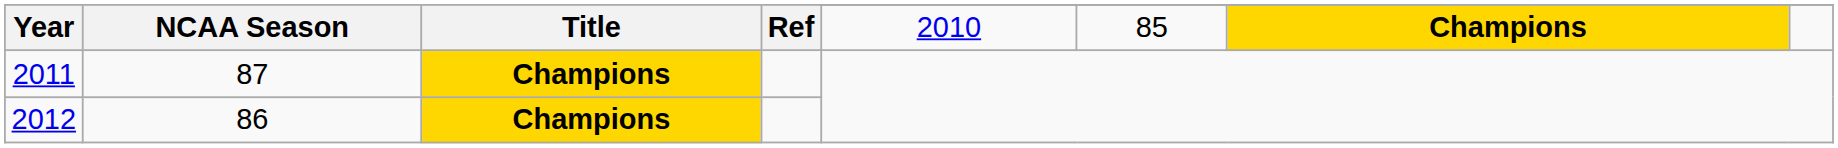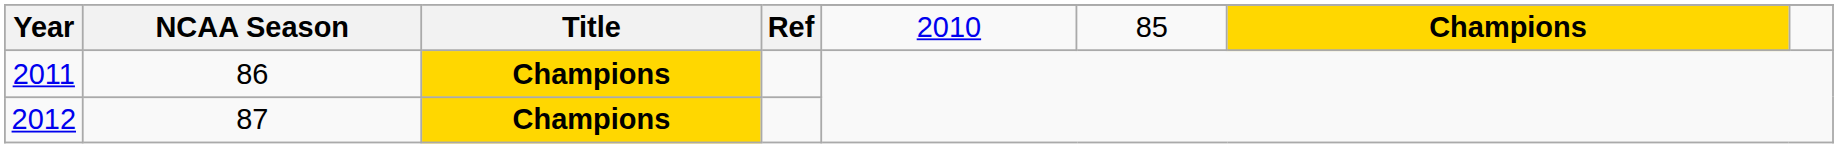(252, 73) 87 -> (252, 73) 86
(252, 119) 86 -> (252, 119) 87
